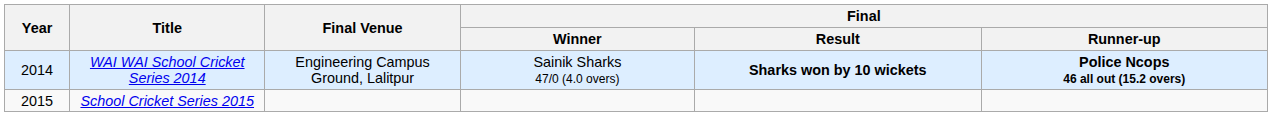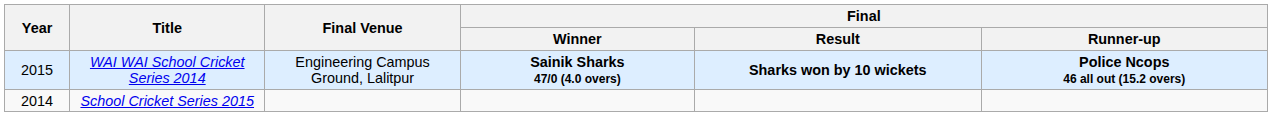(37, 70) 2014 -> (37, 70) 2015
(577, 70) normal -> (577, 70) bold
(37, 101) 2015 -> (37, 101) 2014
